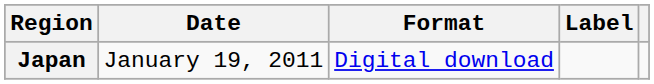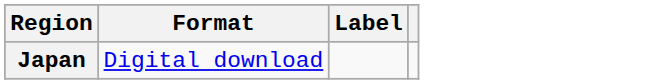- column: (213, 24)
